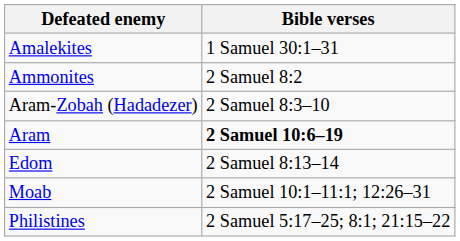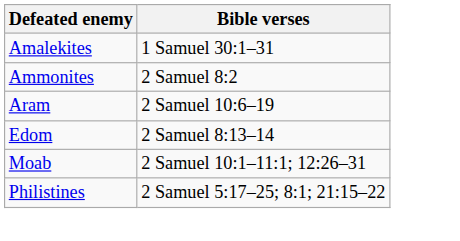- row: (103, 105)
(274, 134) bold -> (208, 105) normal
